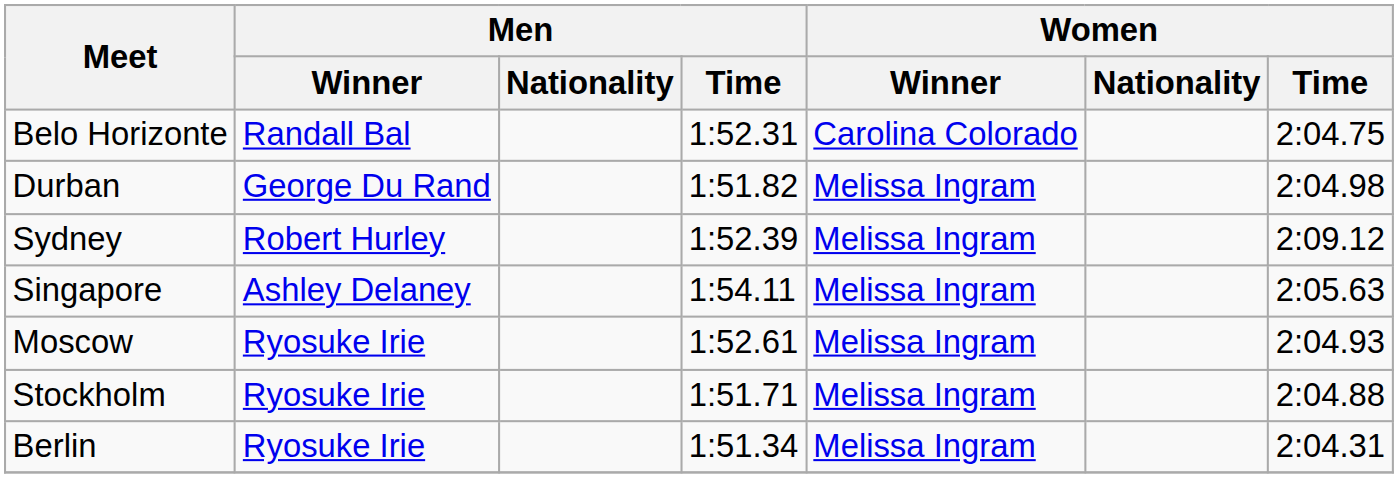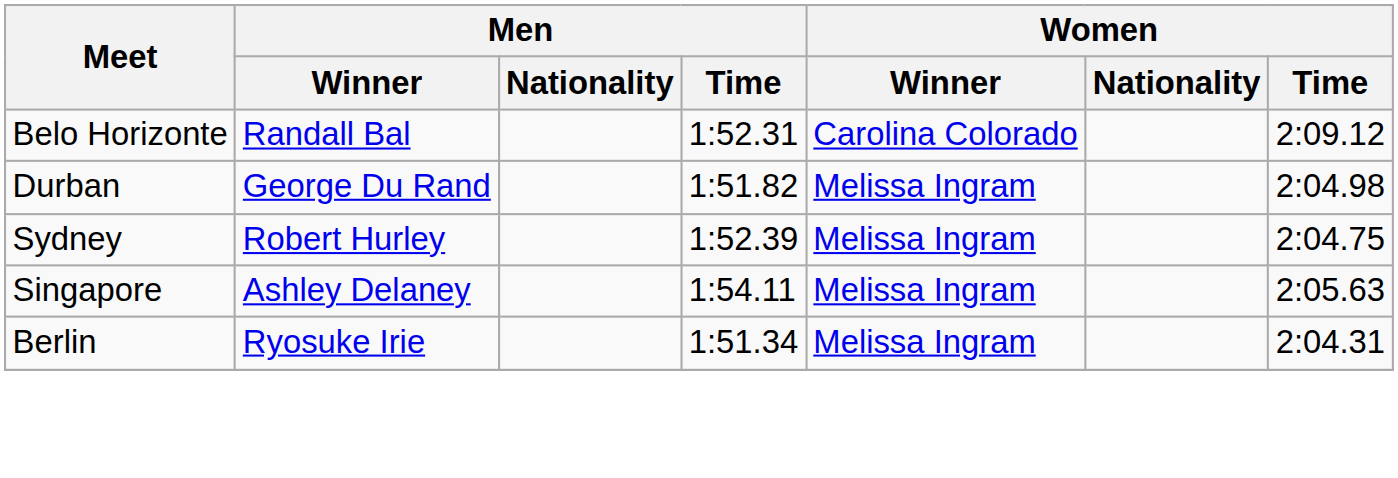(1330, 134) 2:04.75 -> (1330, 134) 2:09.12
(1330, 238) 2:09.12 -> (1330, 238) 2:04.75
- row: (73, 342)
- row: (89, 394)
